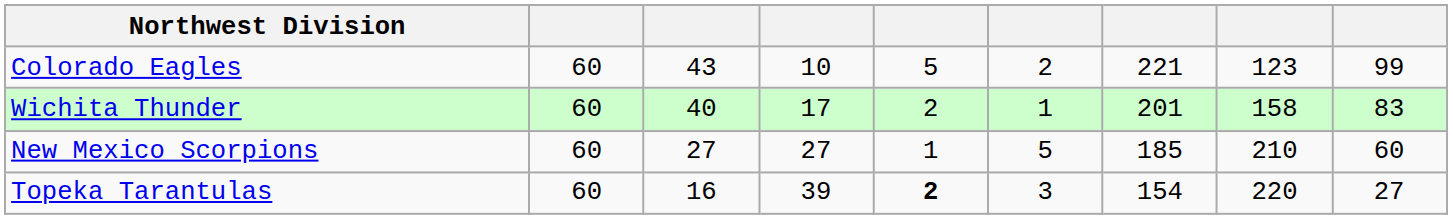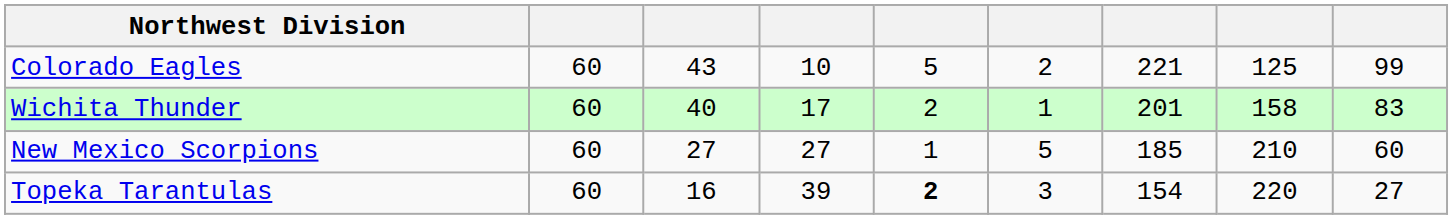(1274, 68) 123 -> (1274, 68) 125
